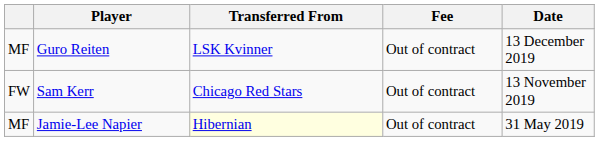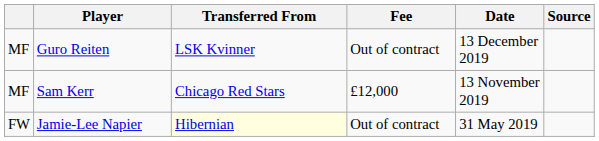+ column: (569, 16)
(19, 91) FW -> (19, 91) MF
(431, 91) Out of contract -> (374, 91) £12,000
(19, 124) MF -> (19, 124) FW
